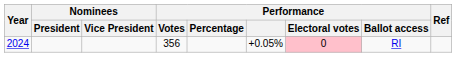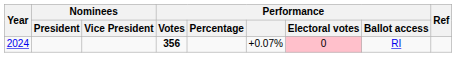(172, 44) normal -> (172, 44) bold
(266, 44) +0.05% -> (266, 44) +0.07%
